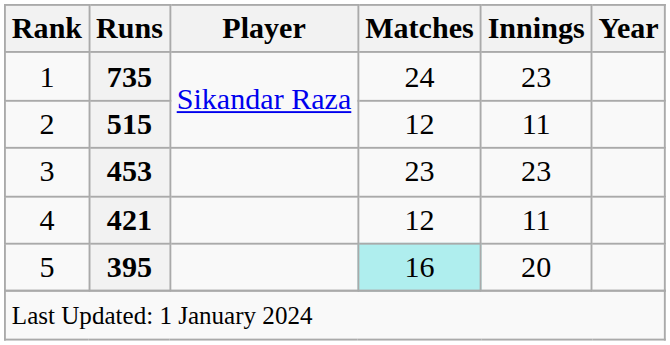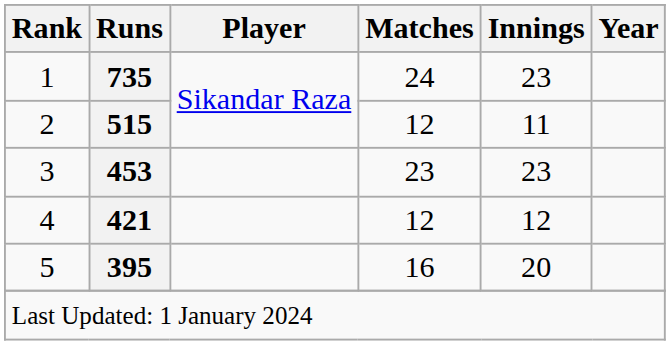(536, 219) 11 -> (536, 219) 12
(419, 266) paleturquoise background -> (419, 266) no background
